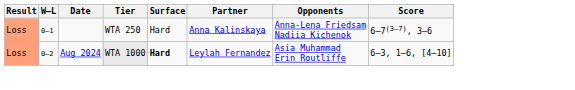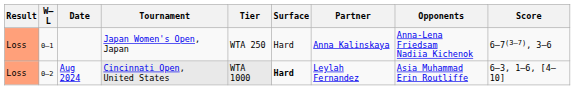+ column: (165, 16)
